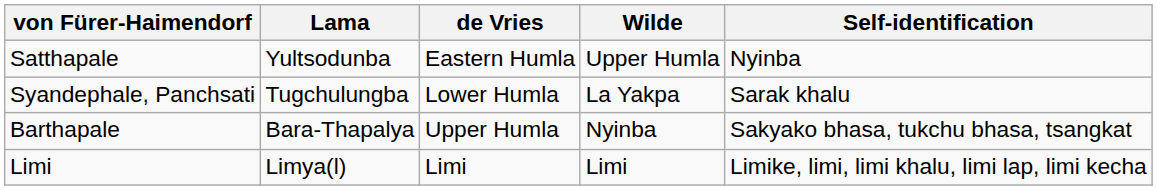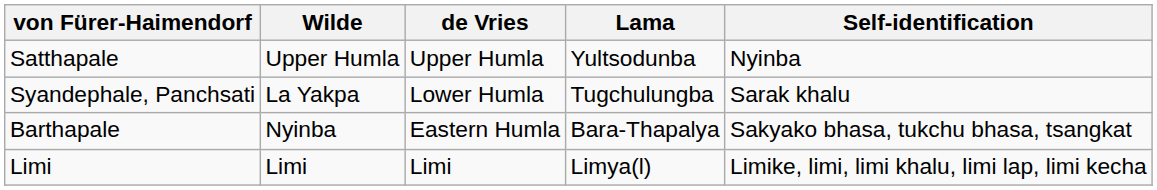columns swapped: (653, 22) <-> (340, 22)
(500, 58) Eastern Humla -> (477, 58) Upper Humla
(492, 130) Upper Humla -> (485, 130) Eastern Humla
